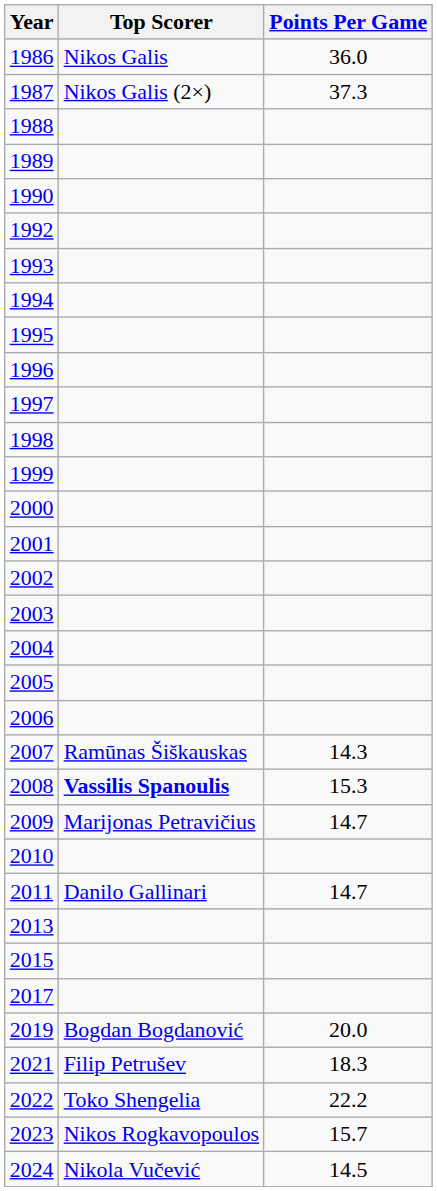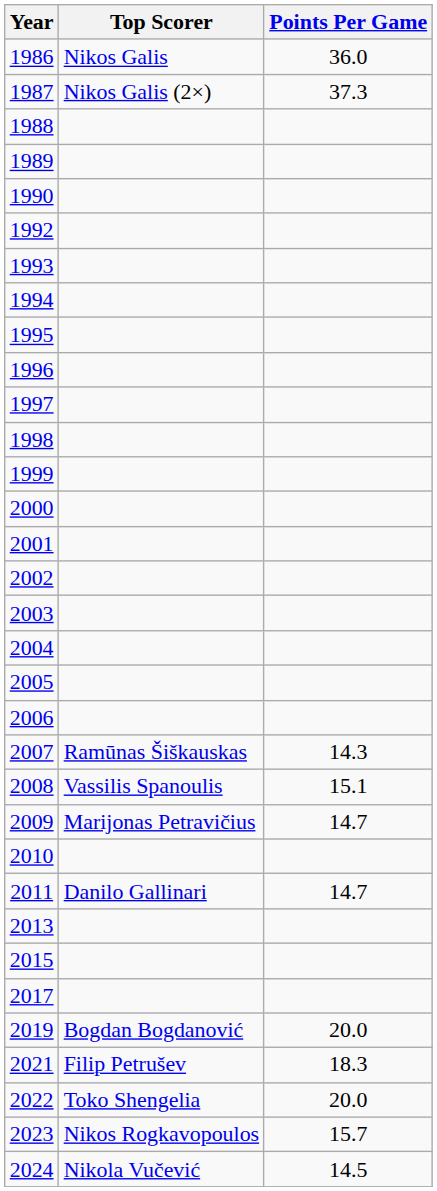(146, 786) bold -> (143, 786) normal
(348, 786) 15.3 -> (348, 786) 15.1
(348, 1099) 22.2 -> (348, 1099) 20.0
